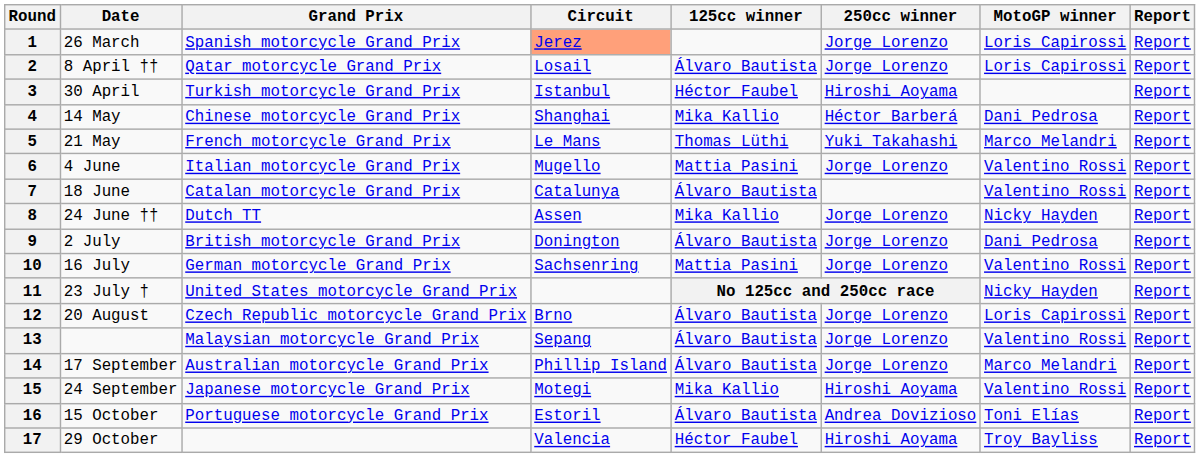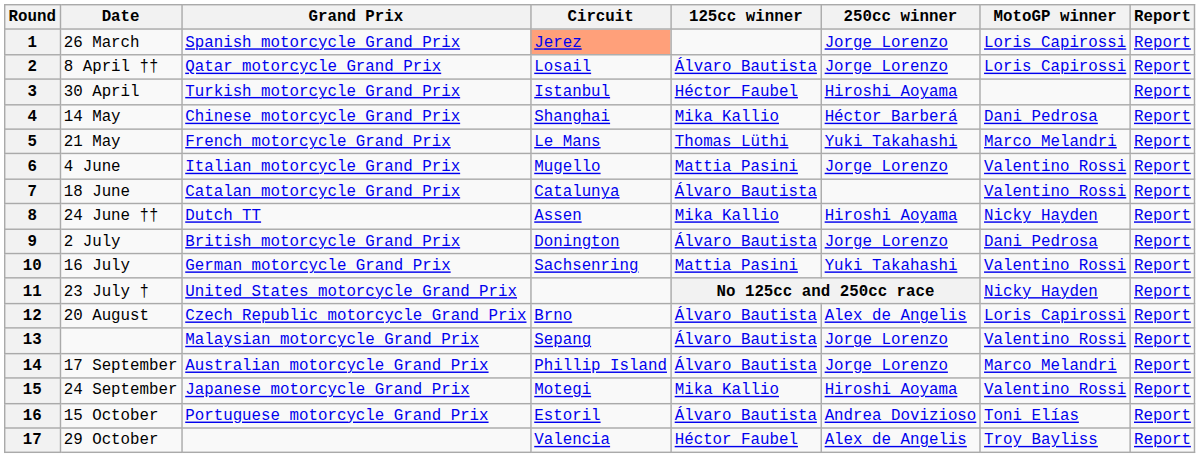(886, 216) Jorge Lorenzo -> (891, 216) Hiroshi Aoyama
(886, 266) Jorge Lorenzo -> (891, 266) Yuki Takahashi
(886, 316) Jorge Lorenzo -> (896, 316) Alex de Angelis
(891, 440) Hiroshi Aoyama -> (896, 440) Alex de Angelis
